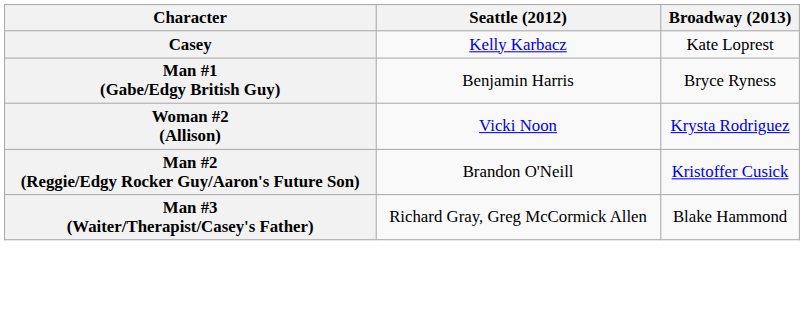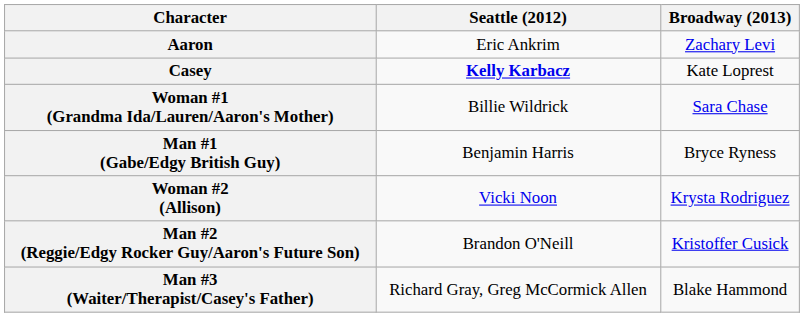+ row: (190, 44)
(518, 44) normal -> (518, 71) bold
+ row: (190, 107)
